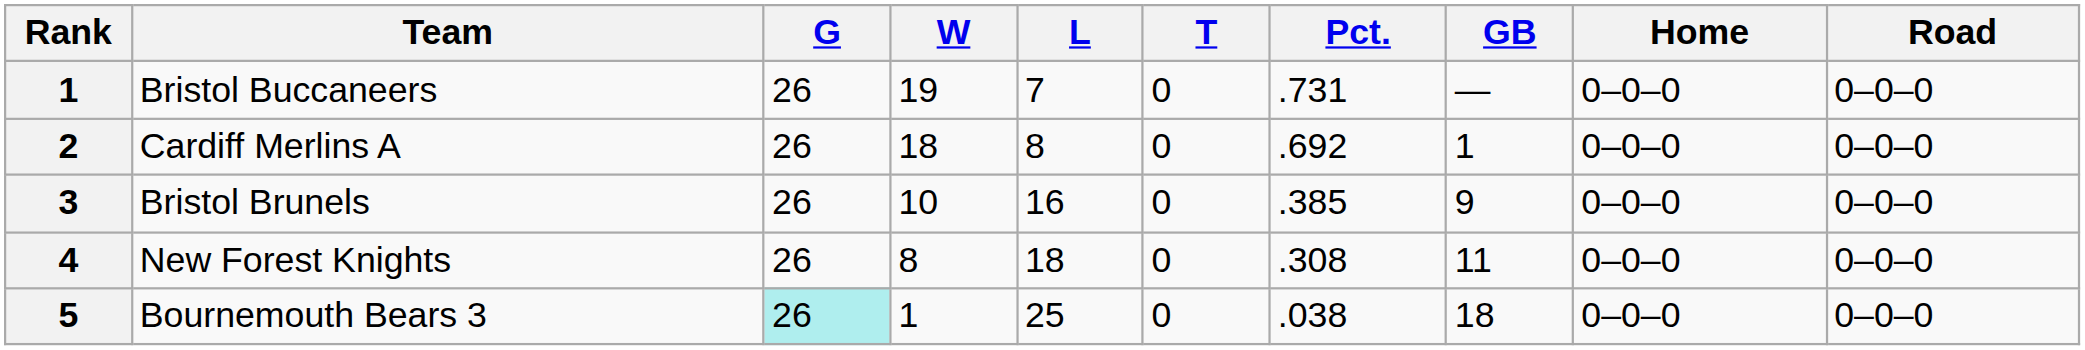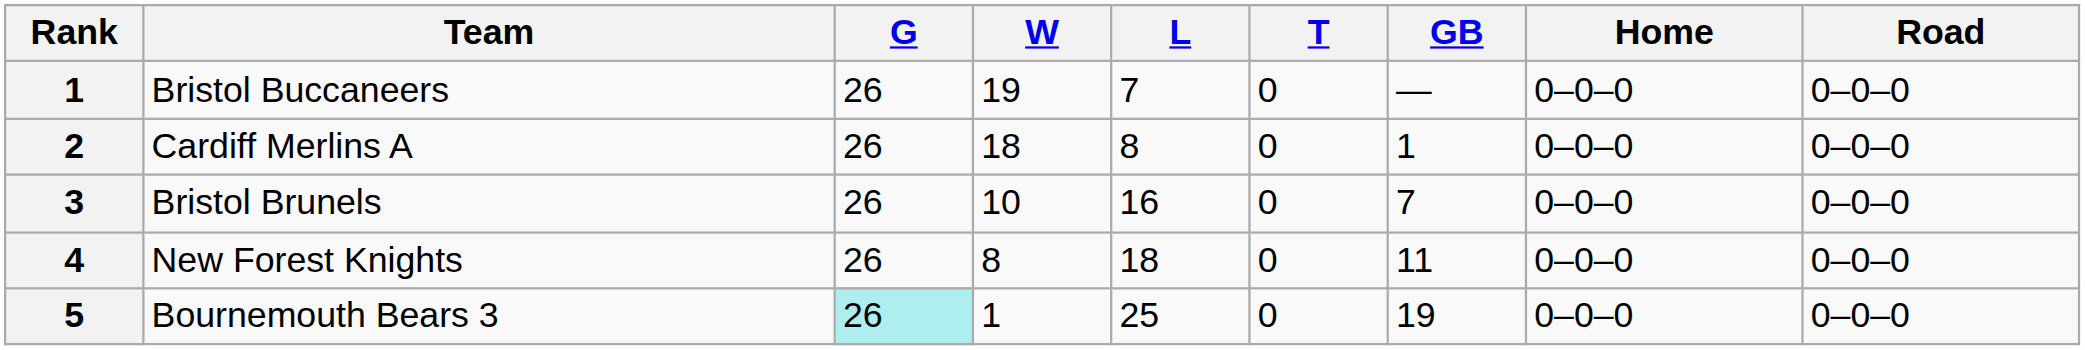- column: (1358, 32)
(1465, 202) 9 -> (1406, 202) 7
(1475, 315) 18 -> (1416, 315) 19
